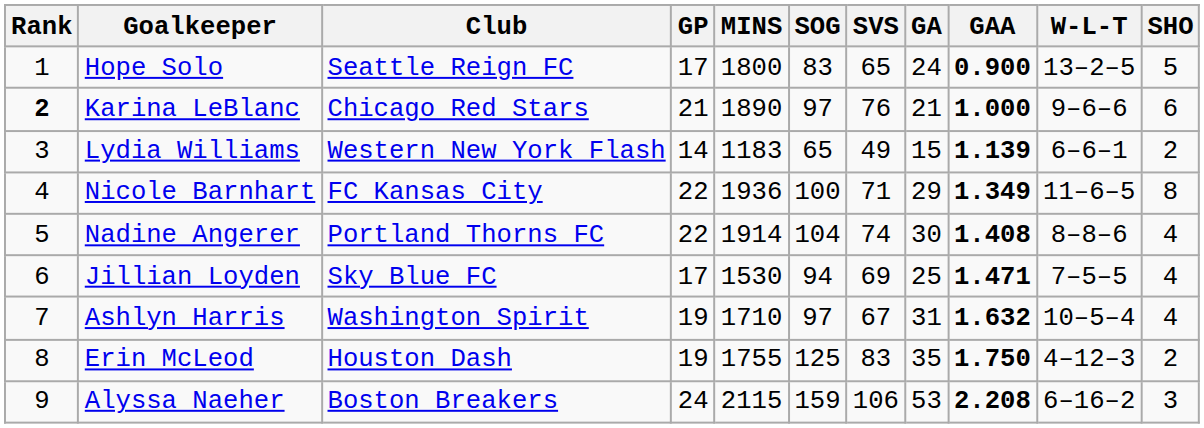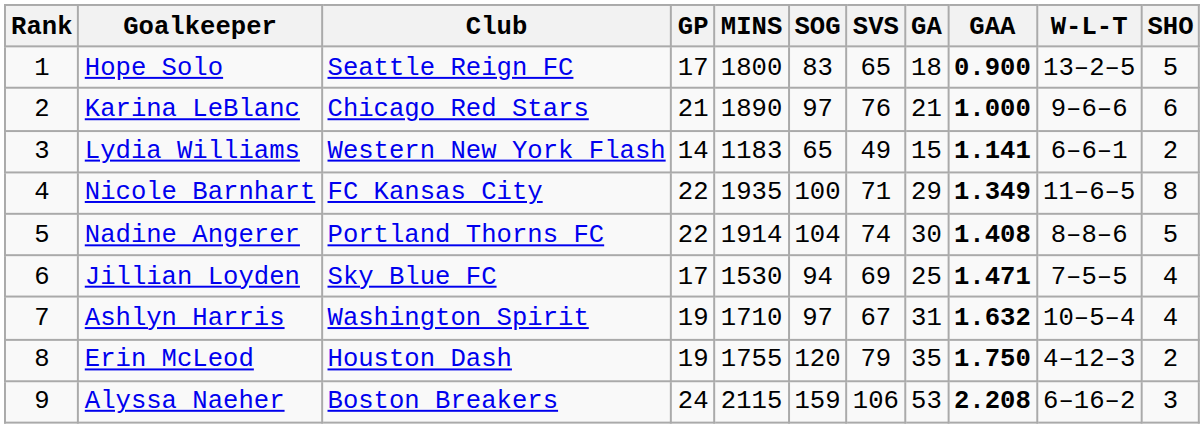(926, 68) 24 -> (926, 68) 18
(42, 109) bold -> (42, 109) normal
(992, 151) 1.139 -> (992, 151) 1.141
(752, 193) 1936 -> (752, 193) 1935
(1171, 235) 4 -> (1171, 235) 5
(818, 360) 125 -> (818, 360) 120
(876, 360) 83 -> (876, 360) 79
